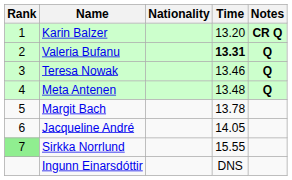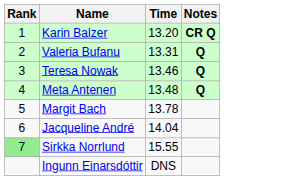- column: (179, 14)
(230, 52) bold -> (163, 52) normal
(230, 128) 14.05 -> (163, 128) 14.04
